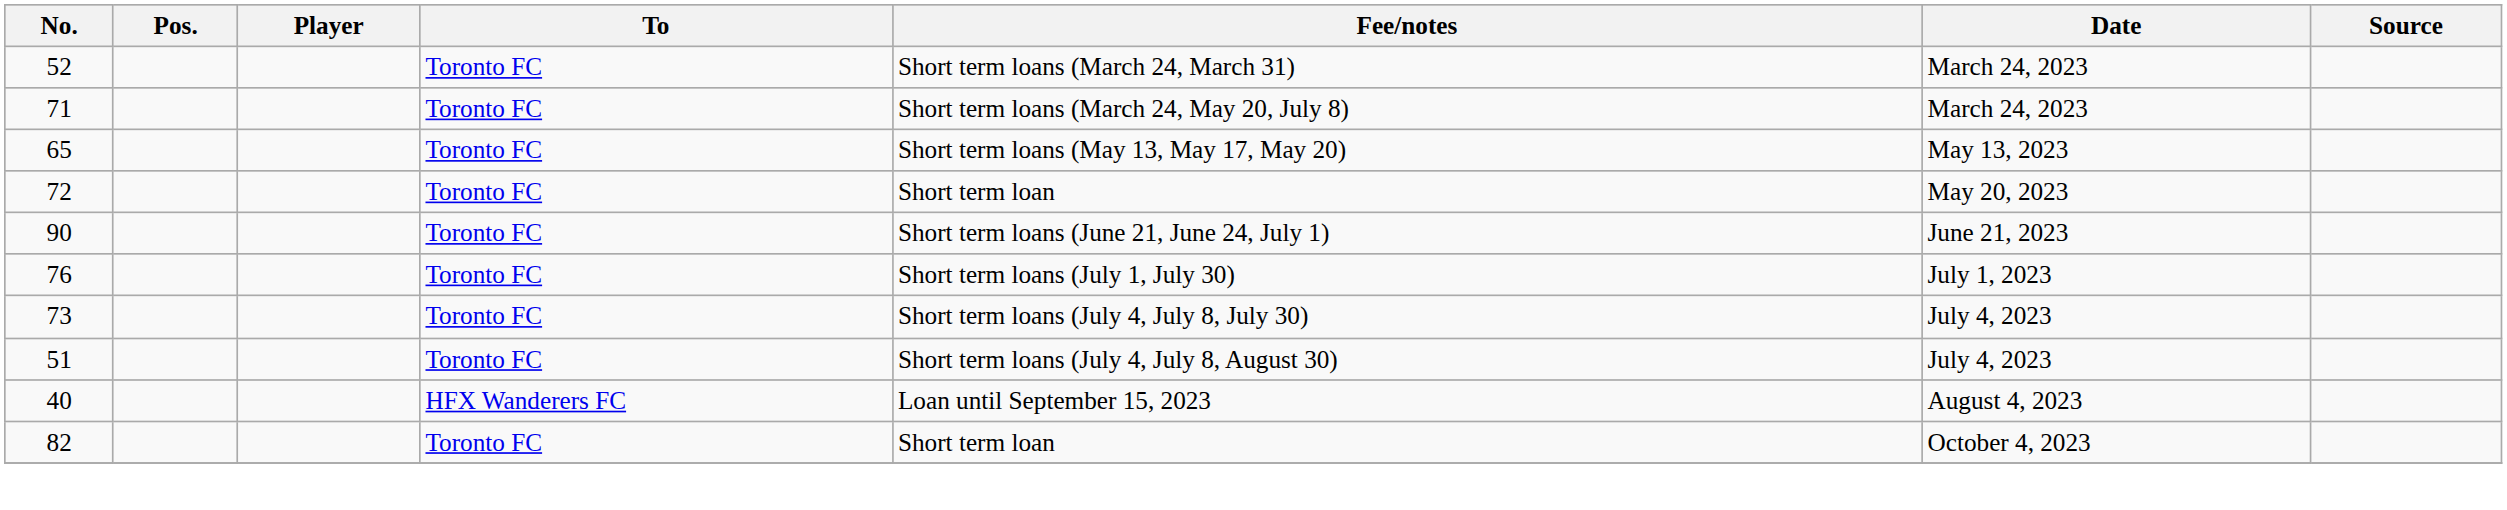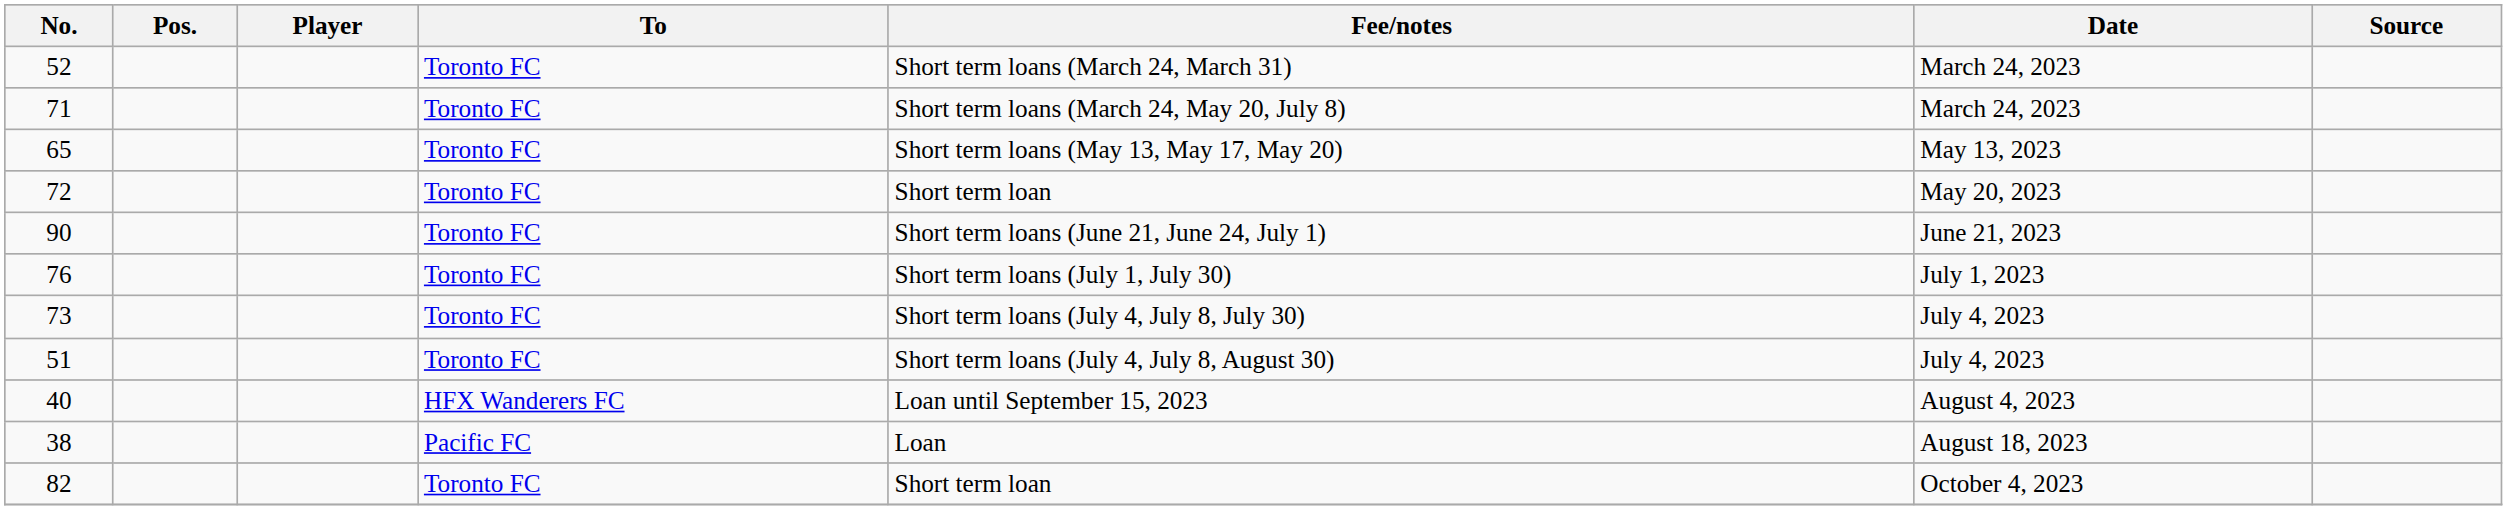+ row: (59, 441)
